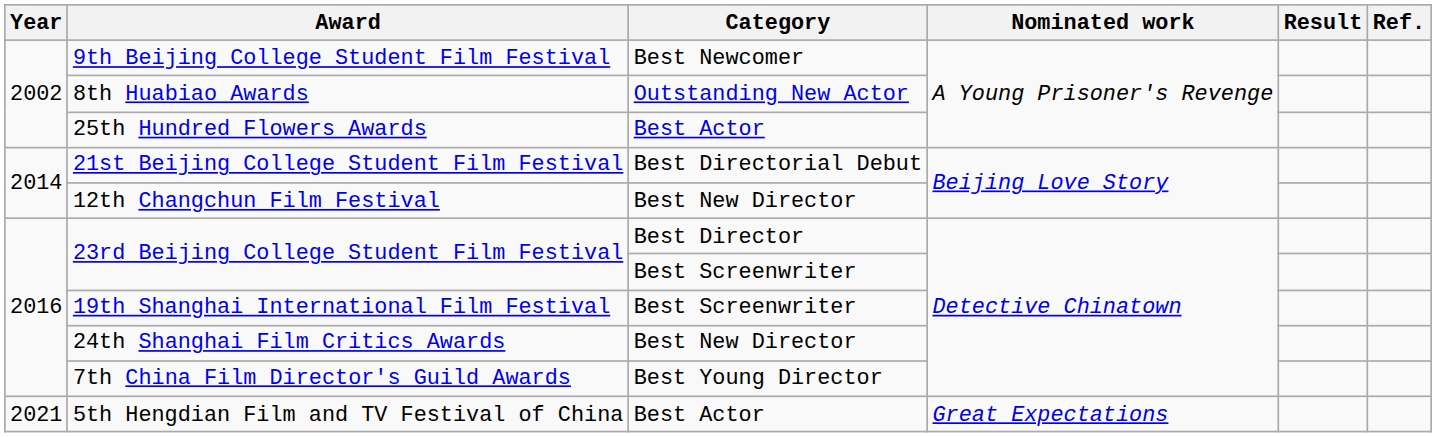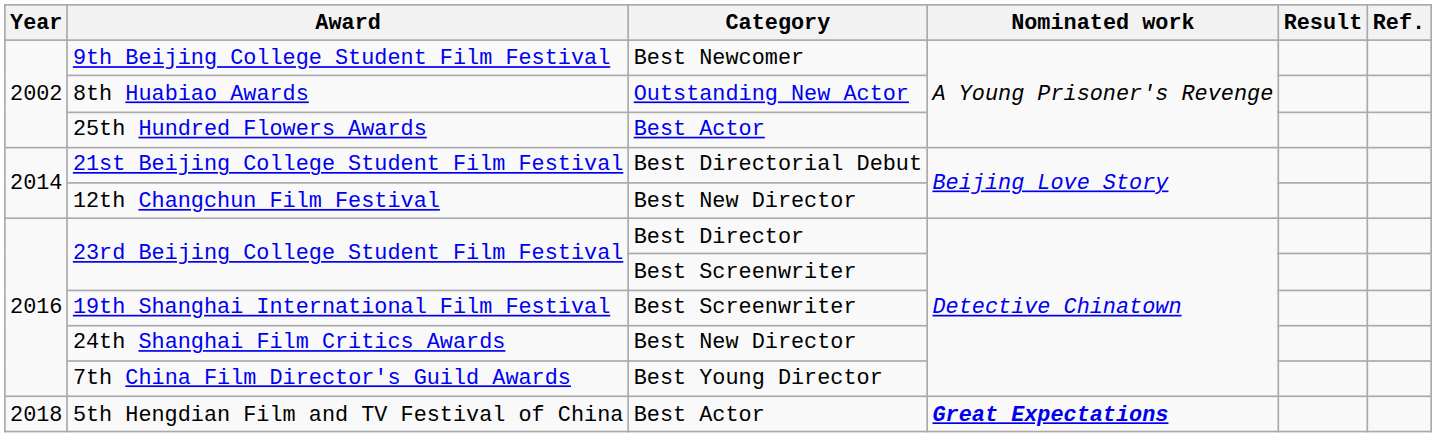(36, 414) 2021 -> (36, 414) 2018
(1050, 414) normal -> (1050, 414) bold
